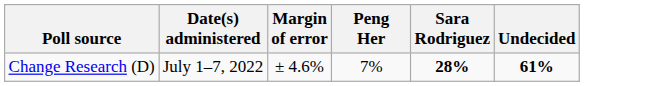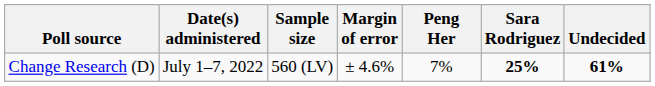+ column: (302, 28)
(452, 66) 28% -> (522, 66) 25%
